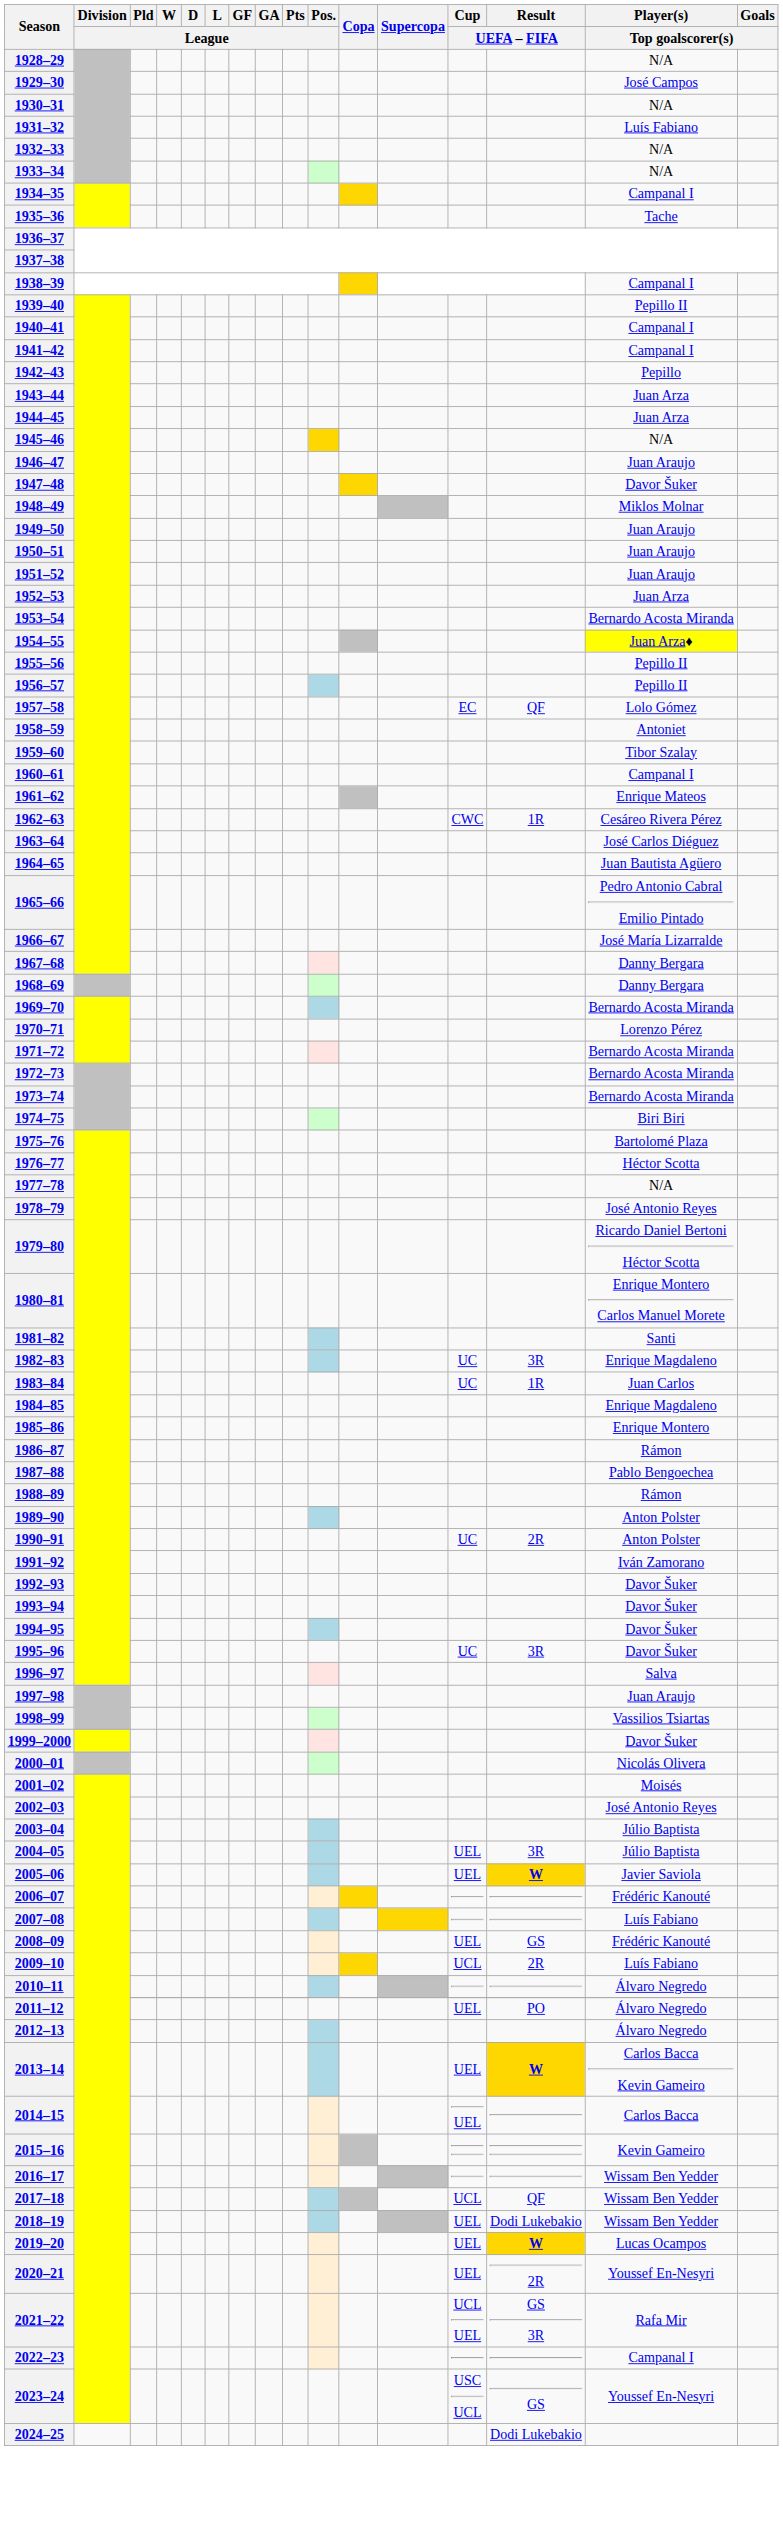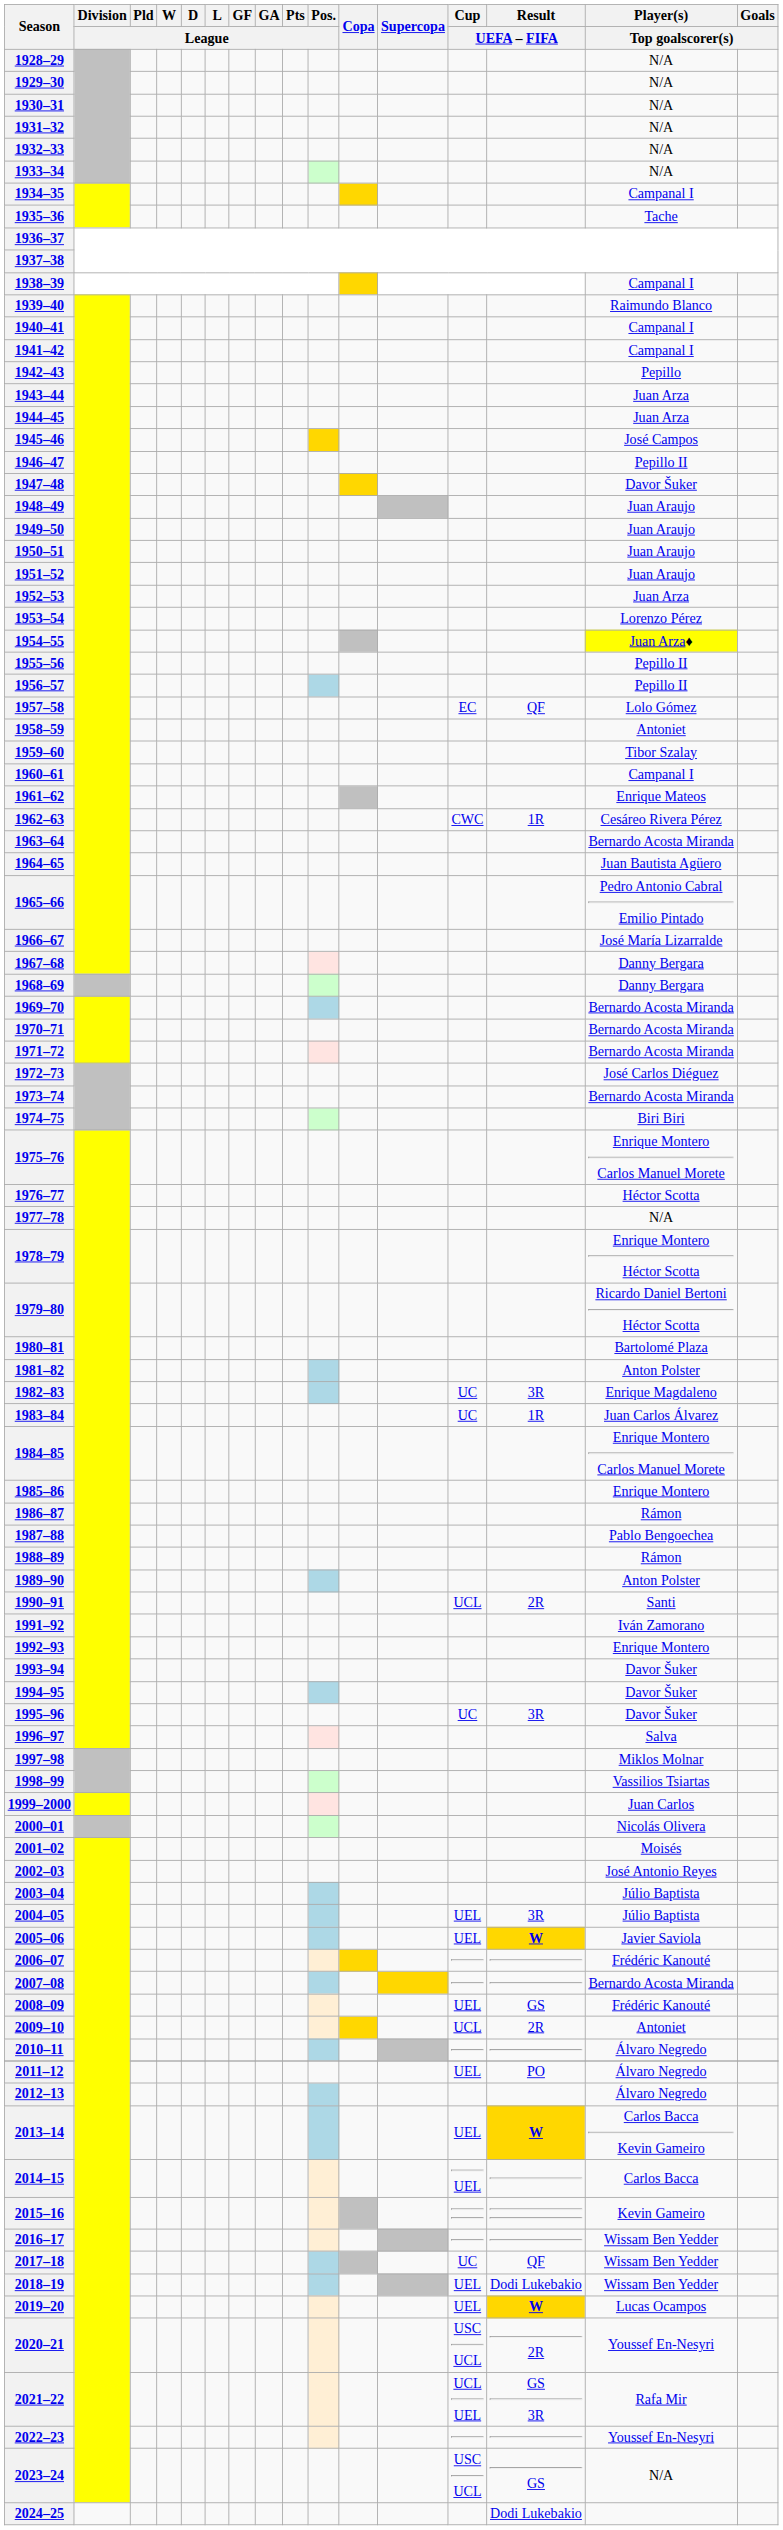(661, 82) José Campos -> (661, 82) N/A
(661, 127) Luís Fabiano -> (661, 127) N/A
(661, 305) Pepillo II -> (661, 305) Raimundo Blanco
(661, 439) N/A -> (661, 439) José Campos
(661, 462) Juan Araujo -> (661, 462) Pepillo II
(661, 506) Miklos Molnar -> (661, 506) Juan Araujo
(661, 618) Bernardo Acosta Miranda -> (661, 618) Lorenzo Pérez
(661, 841) José Carlos Diéguez -> (661, 841) Bernardo Acosta Miranda
(661, 1029) Lorenzo Pérez -> (661, 1029) Bernardo Acosta Miranda
(661, 1074) Bernardo Acosta Miranda -> (661, 1074) José Carlos Diéguez
(661, 1141) Bartolomé Plaza -> (661, 1157) Enrique Montero Carlos Manuel Morete
(661, 1208) José Antonio Reyes -> (661, 1256) Enrique Montero Héctor Scotta
(661, 1300) Enrique Montero Carlos Manuel Morete -> (661, 1348) Bartolomé Plaza
(661, 1338) Santi -> (661, 1370) Anton Polster
(661, 1383) Juan Carlos -> (661, 1415) Juan Carlos Álvarez
(661, 1405) Enrique Magdaleno -> (661, 1453) Enrique Montero Carlos Manuel Morete
(467, 1539) UC -> (467, 1603) UCL
(661, 1539) Anton Polster -> (661, 1603) Santi
(661, 1584) Davor Šuker -> (661, 1647) Enrique Montero
(661, 1696) Juan Araujo -> (661, 1759) Miklos Molnar
(661, 1740) Davor Šuker -> (661, 1804) Juan Carlos
(661, 1919) Luís Fabiano -> (661, 1982) Bernardo Acosta Miranda
(661, 1964) Luís Fabiano -> (661, 2027) Antoniet
(467, 2199) UCL -> (467, 2262) UC
(467, 2273) UEL -> (467, 2345) USC UCL
(661, 2358) Campanal I -> (661, 2437) Youssef En-Nesyri
(661, 2396) Youssef En-Nesyri -> (661, 2475) N/A
